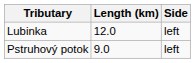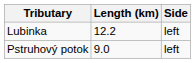(105, 31) 12.0 -> (105, 31) 12.2
